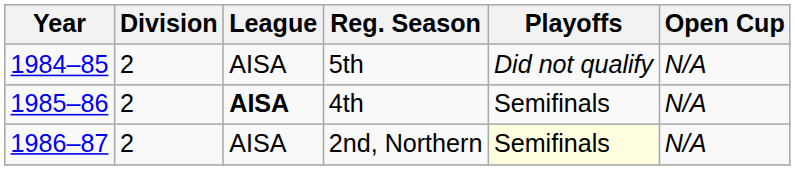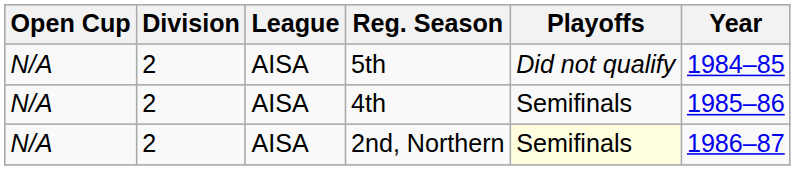columns swapped: (59, 24) <-> (725, 24)
(259, 104) bold -> (280, 104) normal
